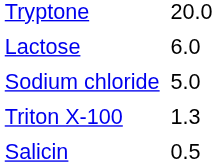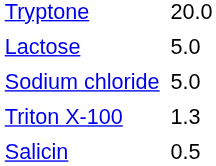(185, 46) 6.0 -> (185, 46) 5.0
